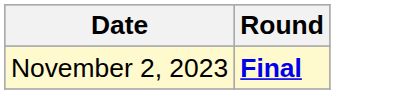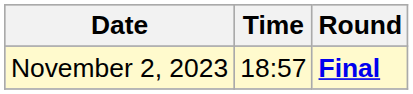+ column: (273, 25)
